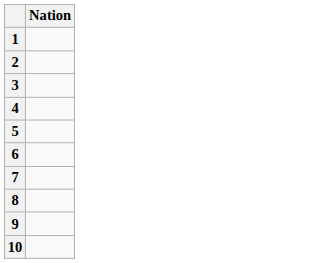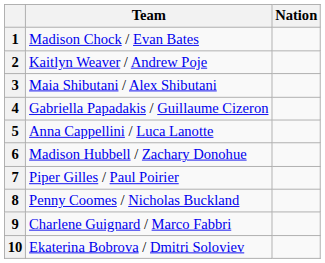+ column: (149, 16)
